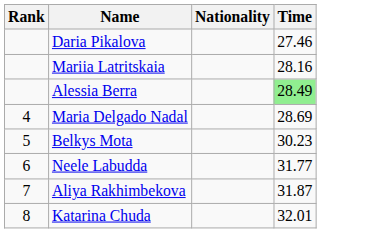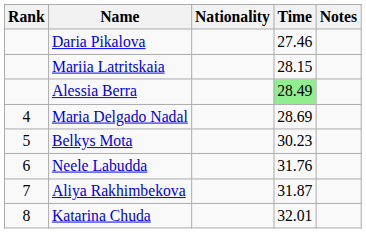+ column: (338, 16)
(295, 66) 28.16 -> (295, 66) 28.15
(295, 166) 31.77 -> (295, 166) 31.76
